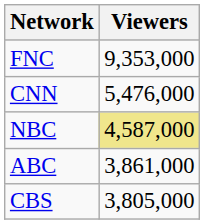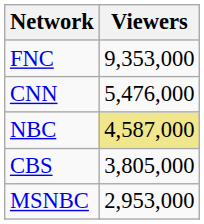- row: (33, 165)
+ row: (49, 201)
